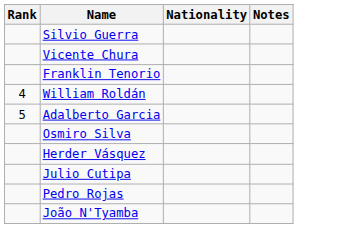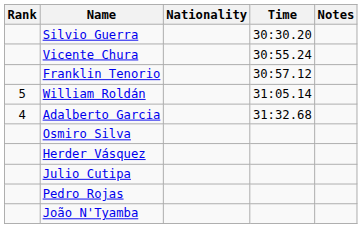+ column: (282, 14)
(22, 94) 4 -> (22, 94) 5
(22, 114) 5 -> (22, 114) 4
